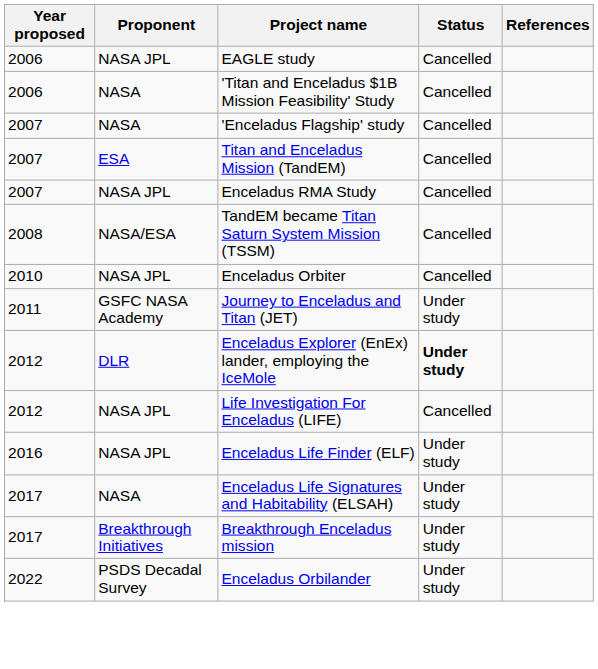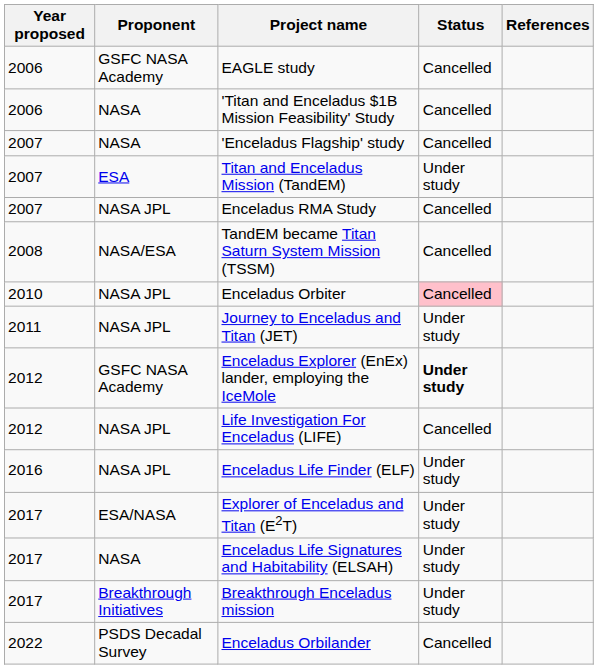(134, 58) NASA JPL -> (143, 67) GSFC NASA Academy
(457, 158) Cancelled -> (444, 176) Under study
(457, 276) no background -> (457, 293) pink background
(143, 309) GSFC NASA Academy -> (134, 327) NASA JPL
(114, 360) DLR -> (143, 378) GSFC NASA Academy
+ row: (313, 515)
(444, 579) Under study -> (457, 643) Cancelled
